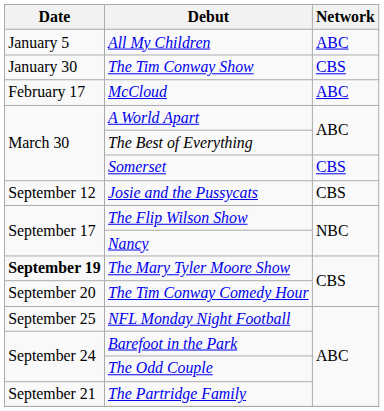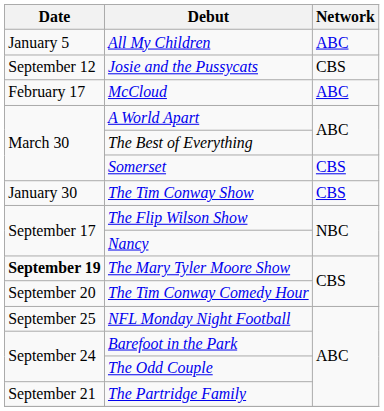rows swapped: (181, 67) <-> (183, 192)
